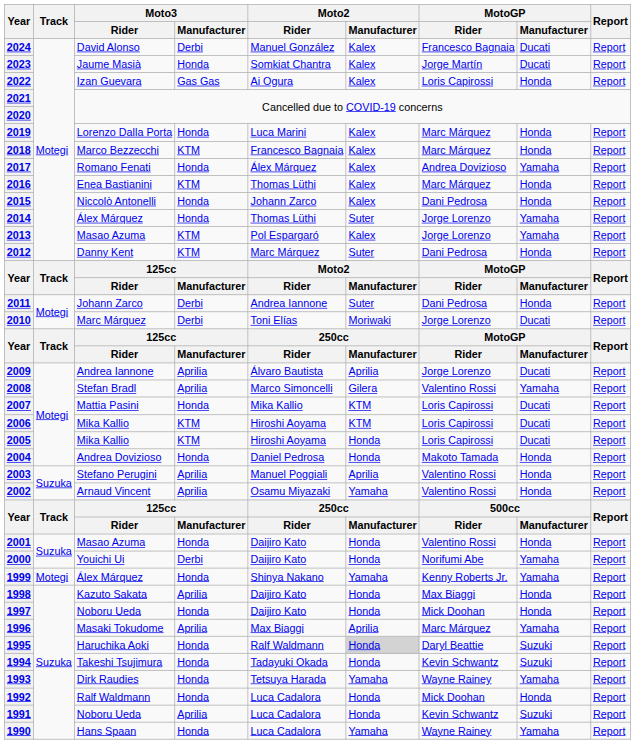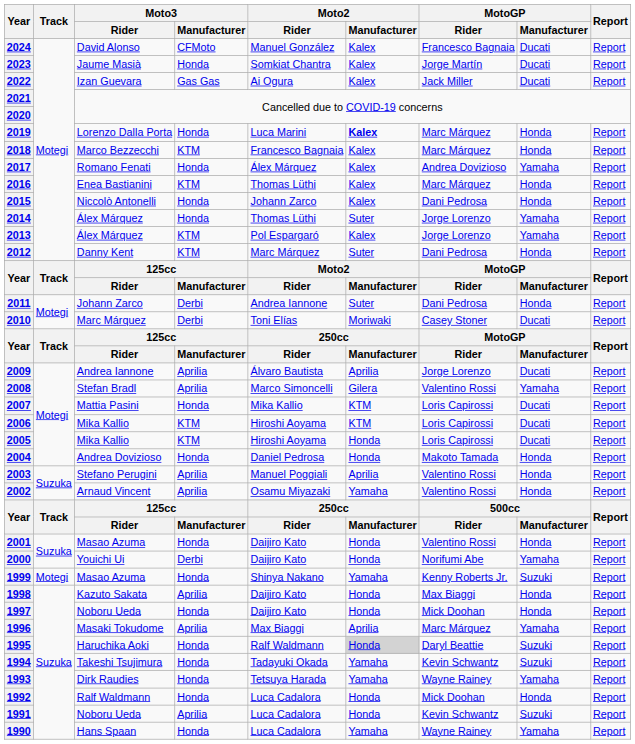(190, 47) Derbi -> (196, 47) CFMoto
(457, 81) Loris Capirossi -> (447, 81) Jack Miller
(536, 81) Honda -> (535, 81) Ducati
(362, 133) normal -> (363, 133) bold
(111, 235) Masao Azuma -> (110, 235) Álex Márquez
(456, 321) Jorge Lorenzo -> (454, 321) Casey Stoner
(110, 577) Álex Márquez -> (111, 577) Masao Azuma
(539, 577) Yamaha -> (536, 577) Suzuki
(364, 662) Honda -> (368, 662) Yamaha
